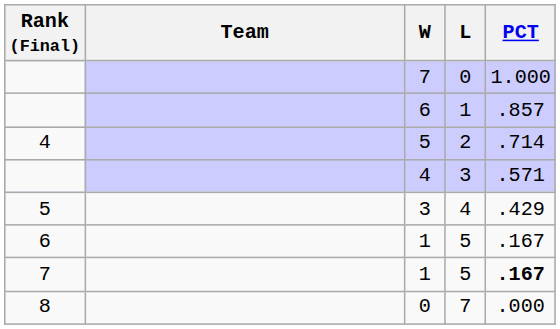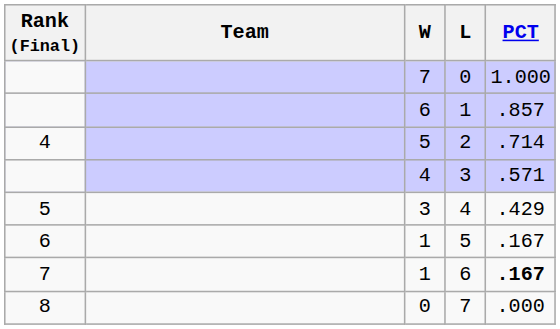(465, 274) 5 -> (465, 274) 6
